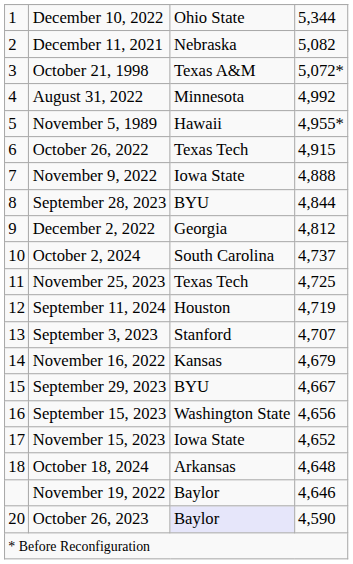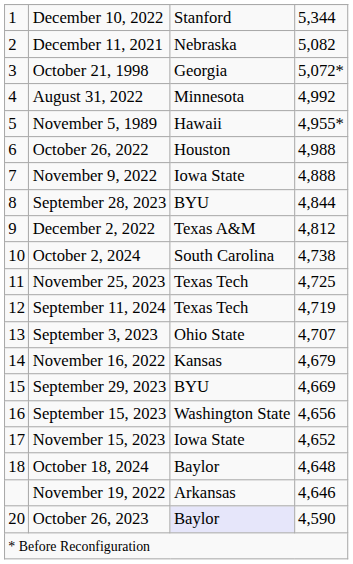(209, 17) Ohio State -> (203, 17) Stanford
(215, 70) Texas A&M -> (201, 70) Georgia
(211, 149) Texas Tech -> (202, 149) Houston
(317, 149) 4,915 -> (317, 149) 4,988
(201, 228) Georgia -> (215, 228) Texas A&M
(317, 255) 4,737 -> (317, 255) 4,738
(202, 307) Houston -> (211, 307) Texas Tech
(203, 334) Stanford -> (209, 334) Ohio State
(317, 387) 4,667 -> (317, 387) 4,669
(205, 466) Arkansas -> (197, 466) Baylor
(197, 492) Baylor -> (205, 492) Arkansas
